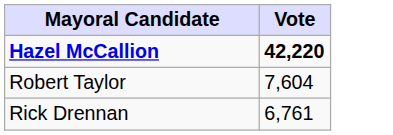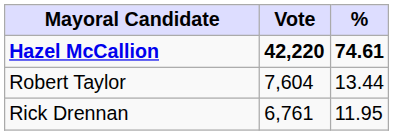+ column: (359, 20)
